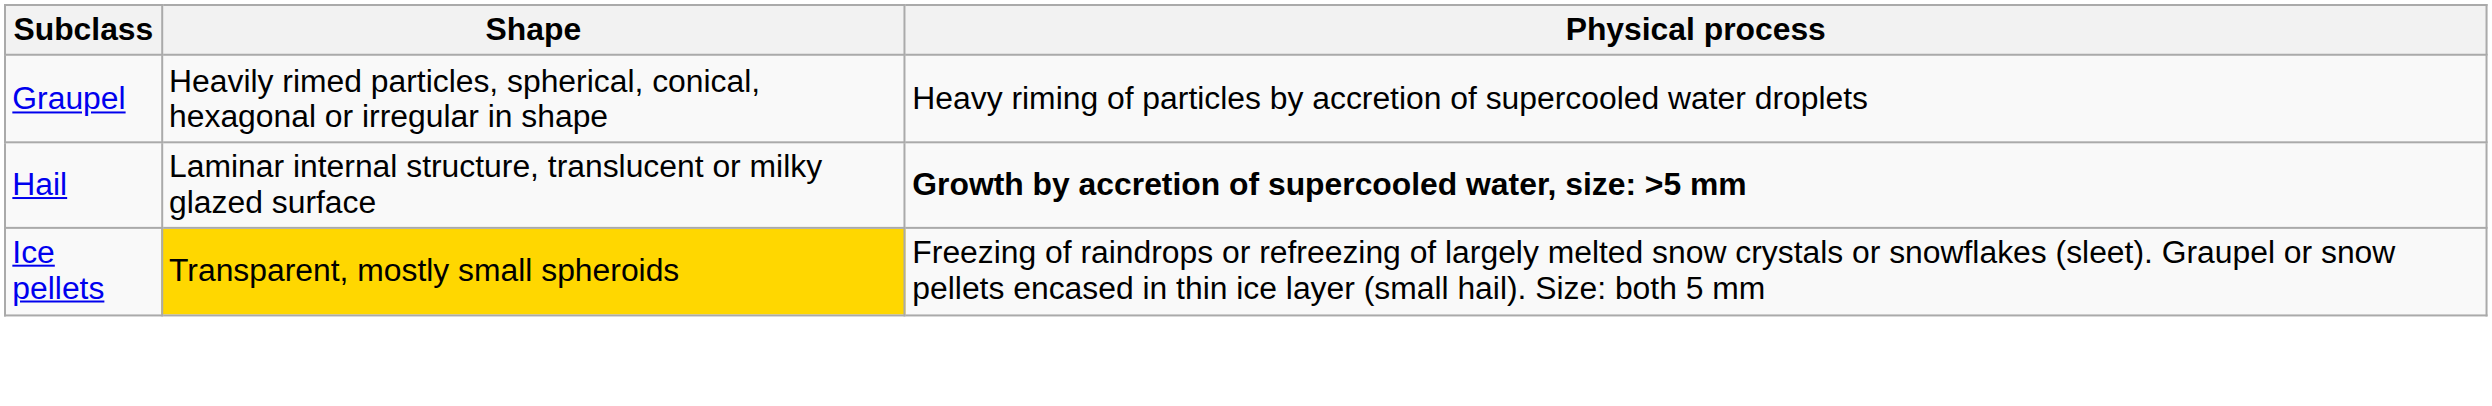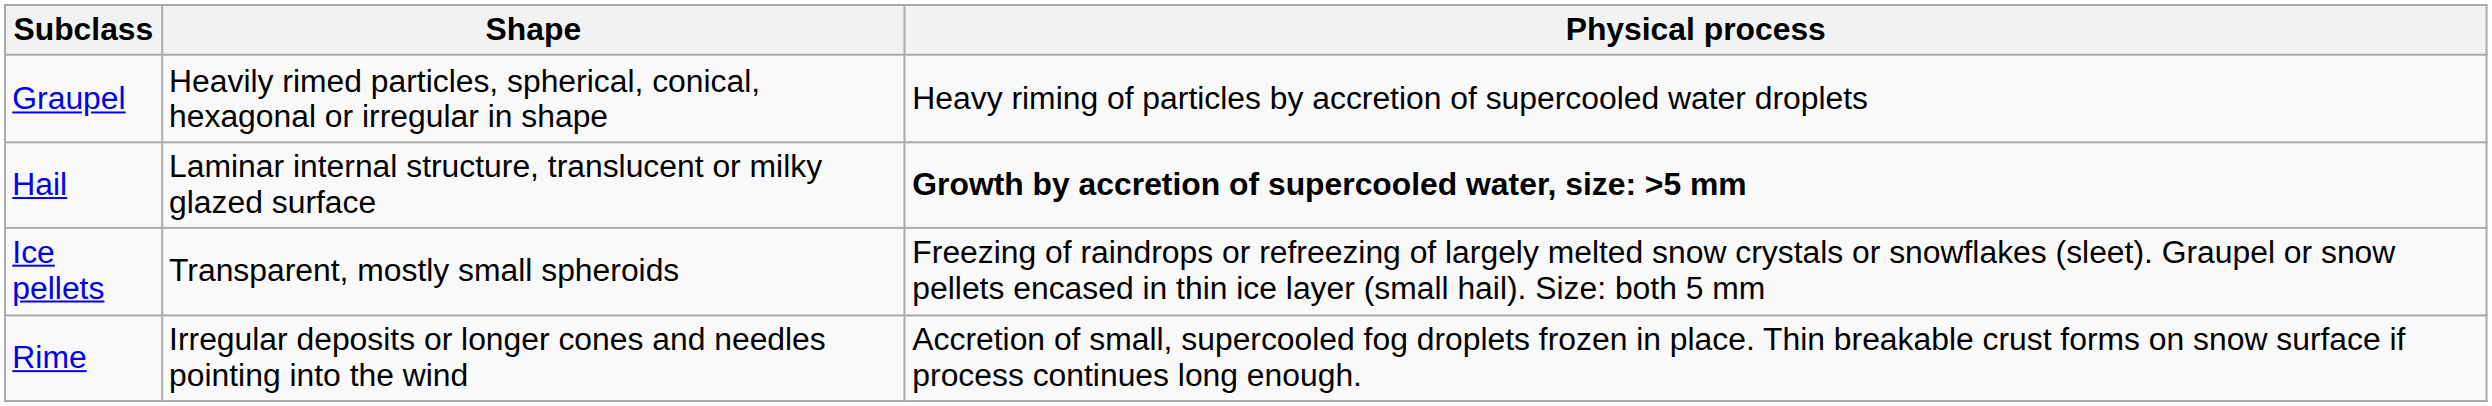(424, 270) gold background -> (424, 270) no background
+ row: (49, 357)
